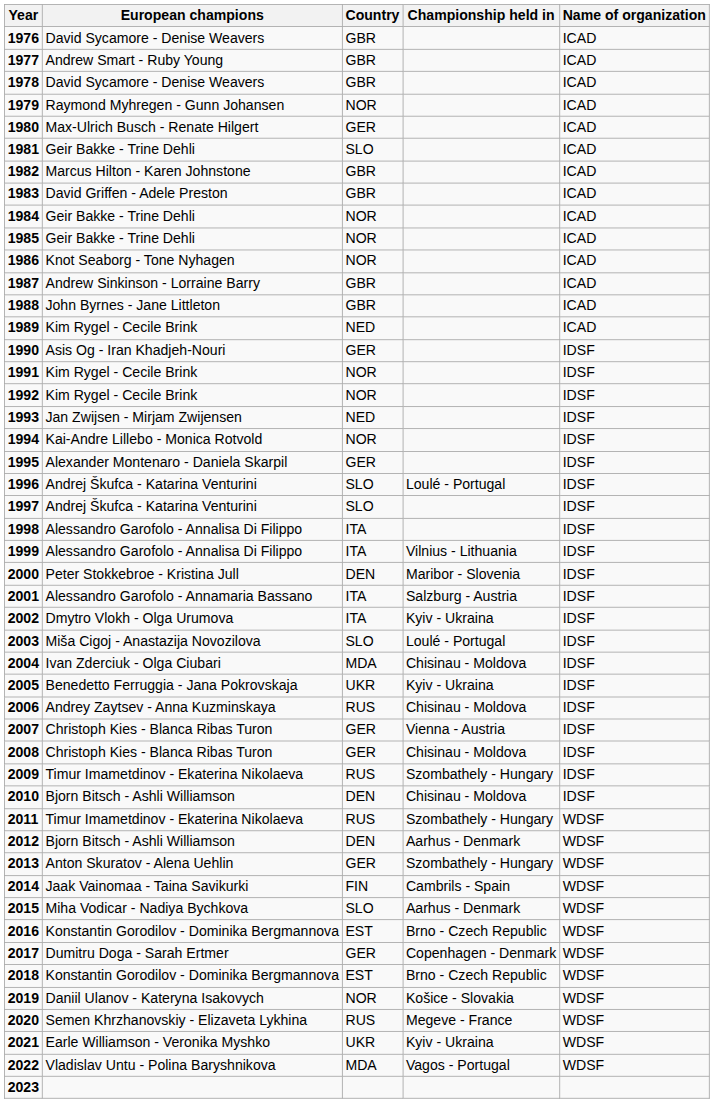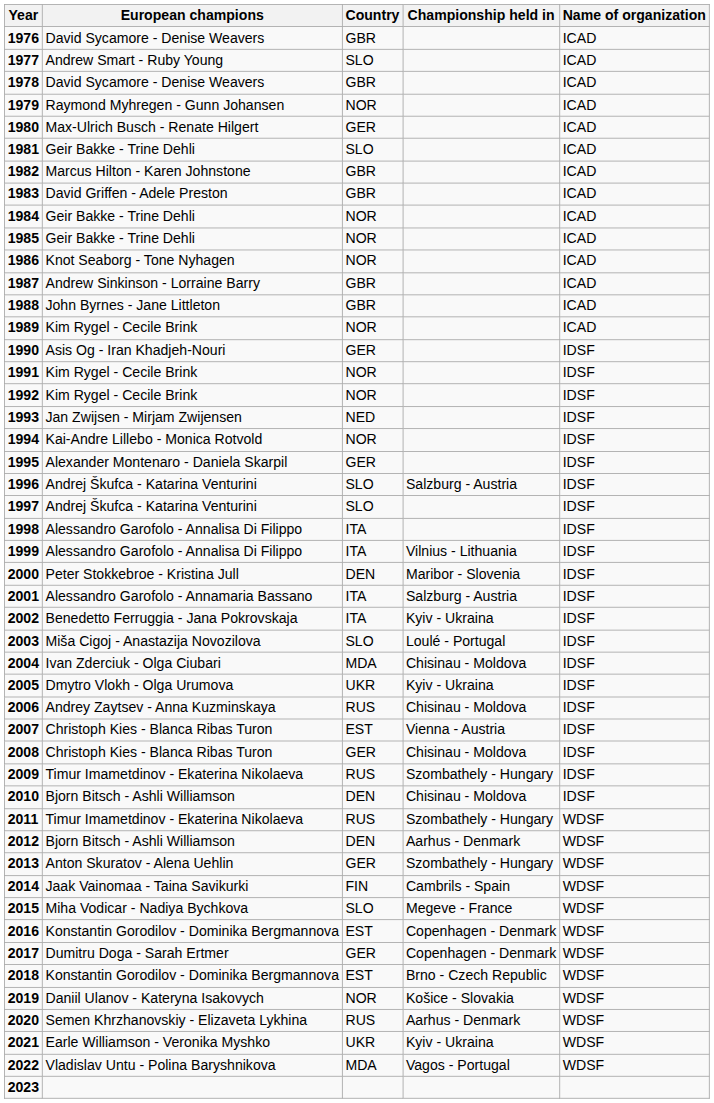(361, 60) GBR -> (360, 60) SLO
(360, 328) NED -> (361, 328) NOR
(456, 484) Loulé - Portugal -> (461, 484) Salzburg - Austria
(139, 618) Dmytro Vlokh - Olga Urumova -> (172, 618) Benedetto Ferruggia - Jana Pokrovskaja
(172, 685) Benedetto Ferruggia - Jana Pokrovskaja -> (139, 685) Dmytro Vlokh - Olga Urumova
(361, 730) GER -> (359, 730) EST
(463, 908) Aarhus - Denmark -> (459, 908) Megeve - France
(476, 931) Brno - Czech Republic -> (481, 931) Copenhagen - Denmark
(459, 1020) Megeve - France -> (463, 1020) Aarhus - Denmark
